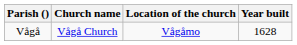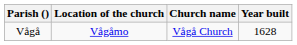columns swapped: (87, 13) <-> (181, 13)
